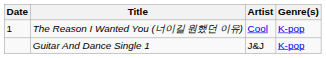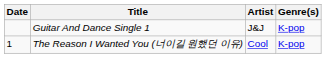rows swapped: (138, 28) <-> (91, 45)
